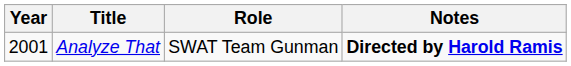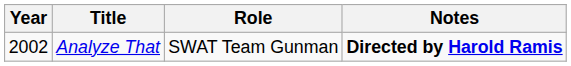(28, 46) 2001 -> (28, 46) 2002
